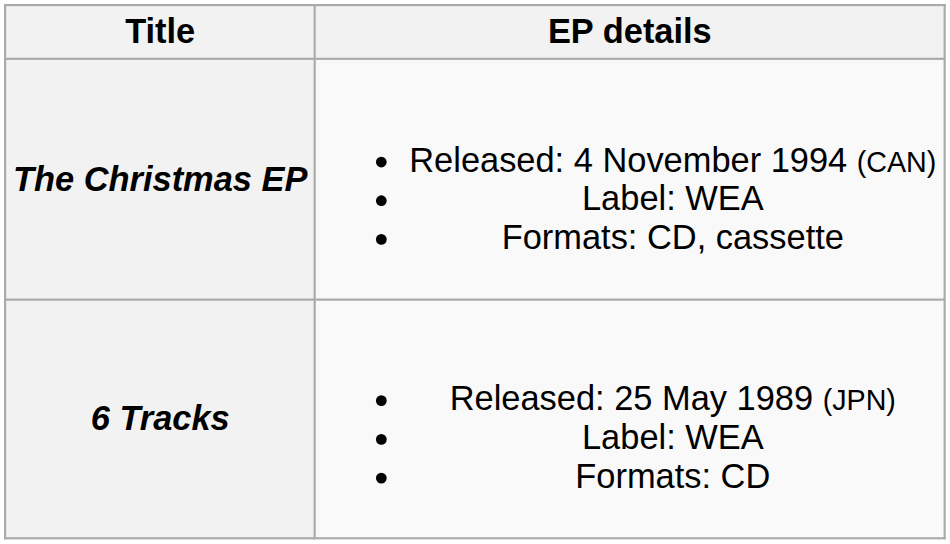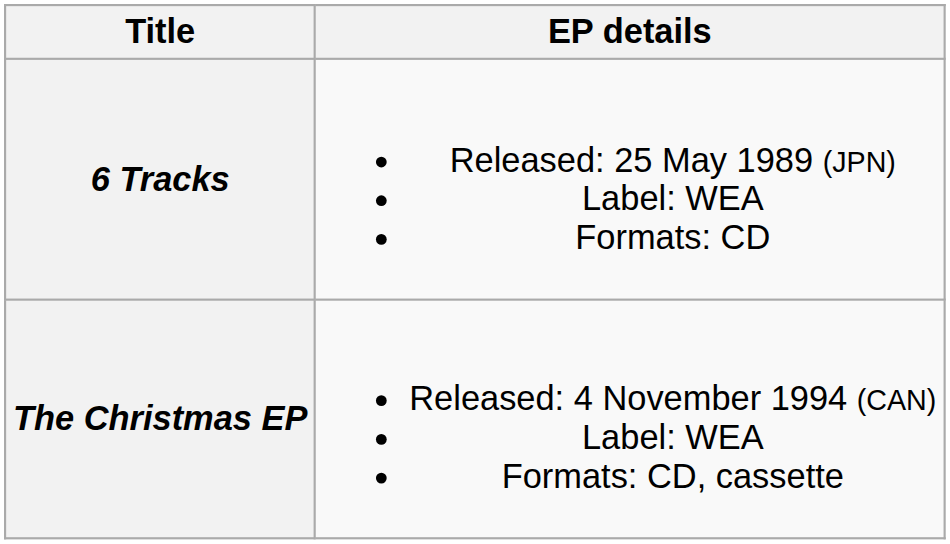rows swapped: (160, 418) <-> (160, 178)
